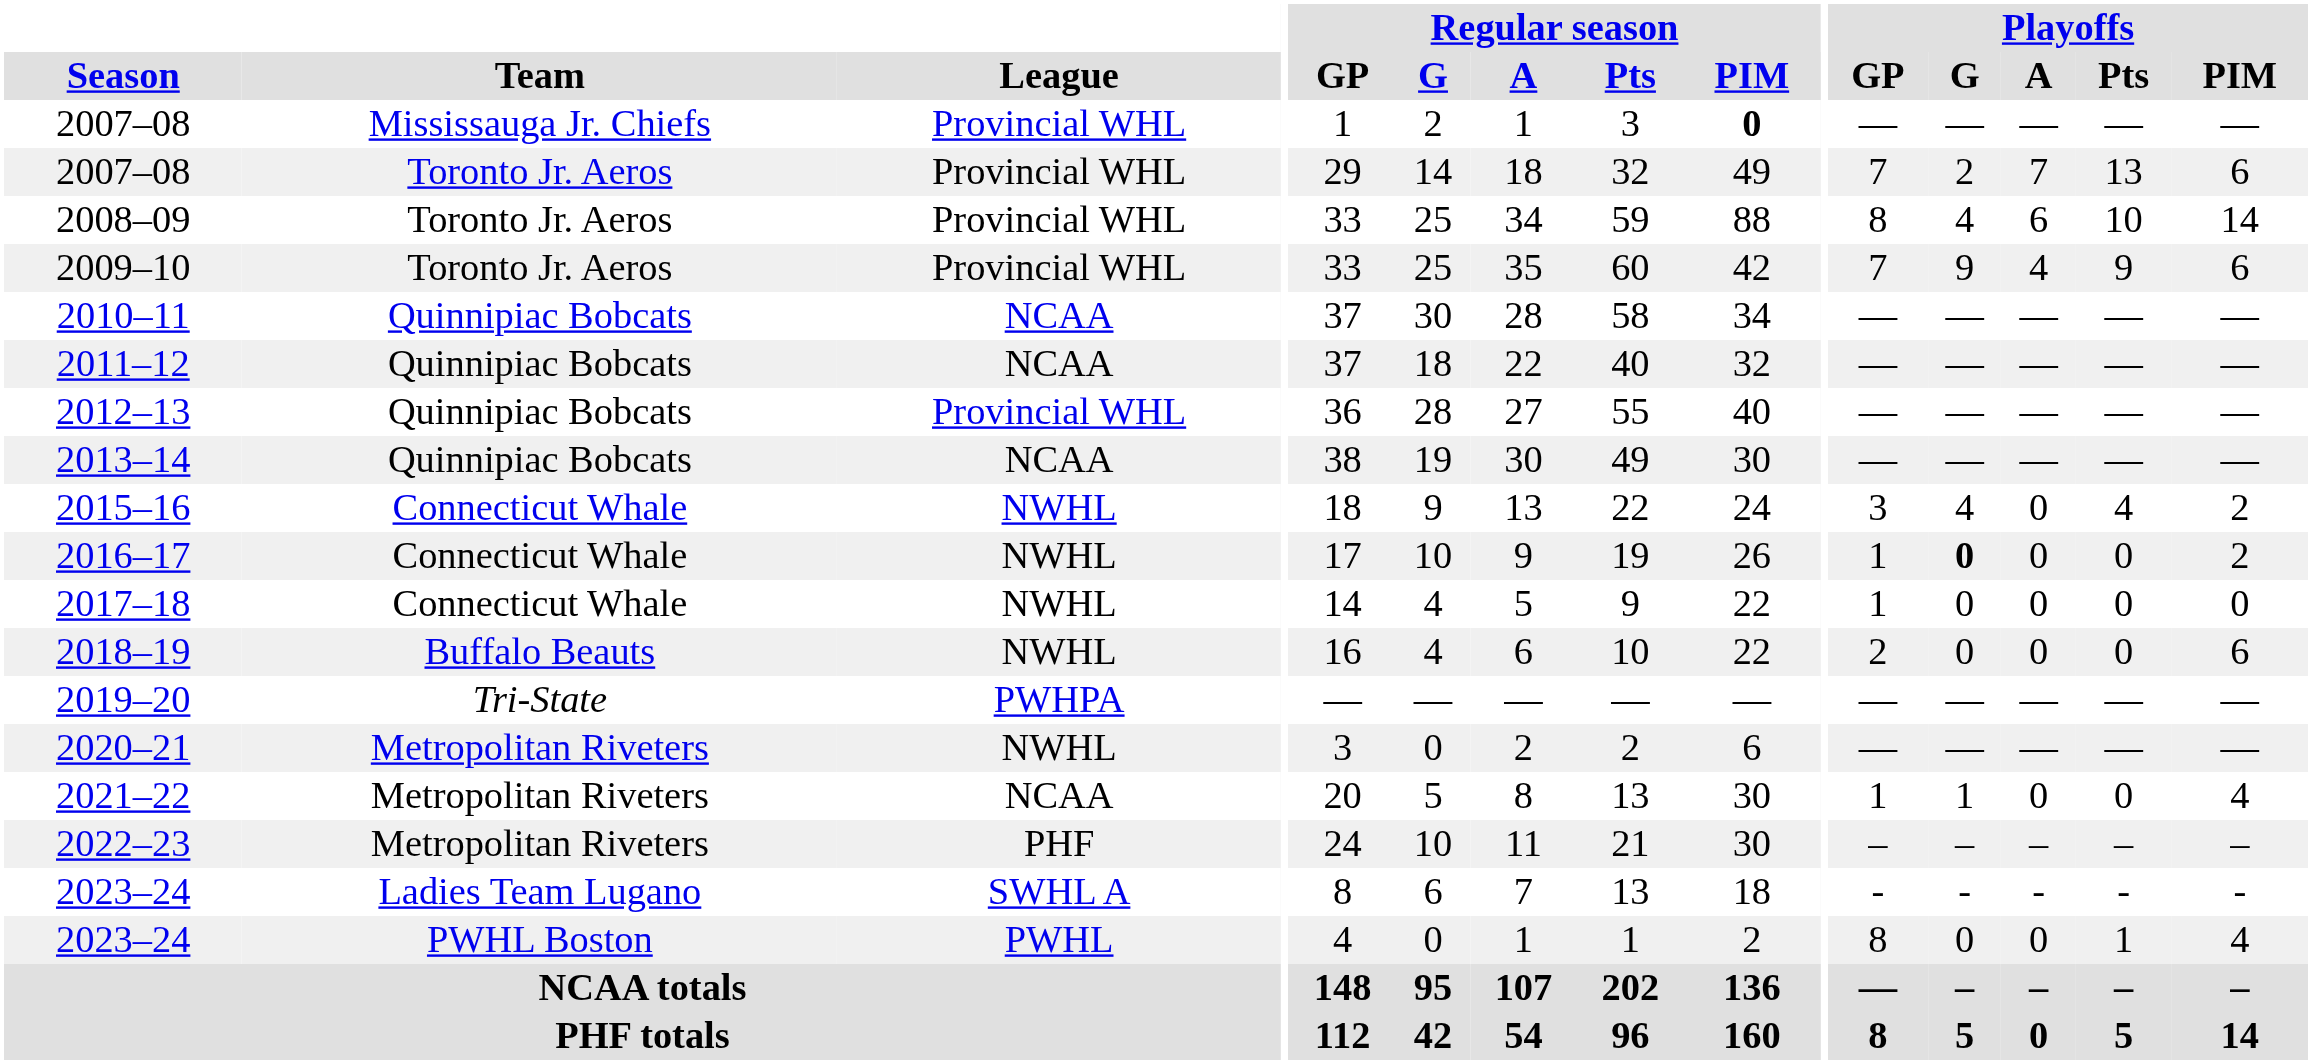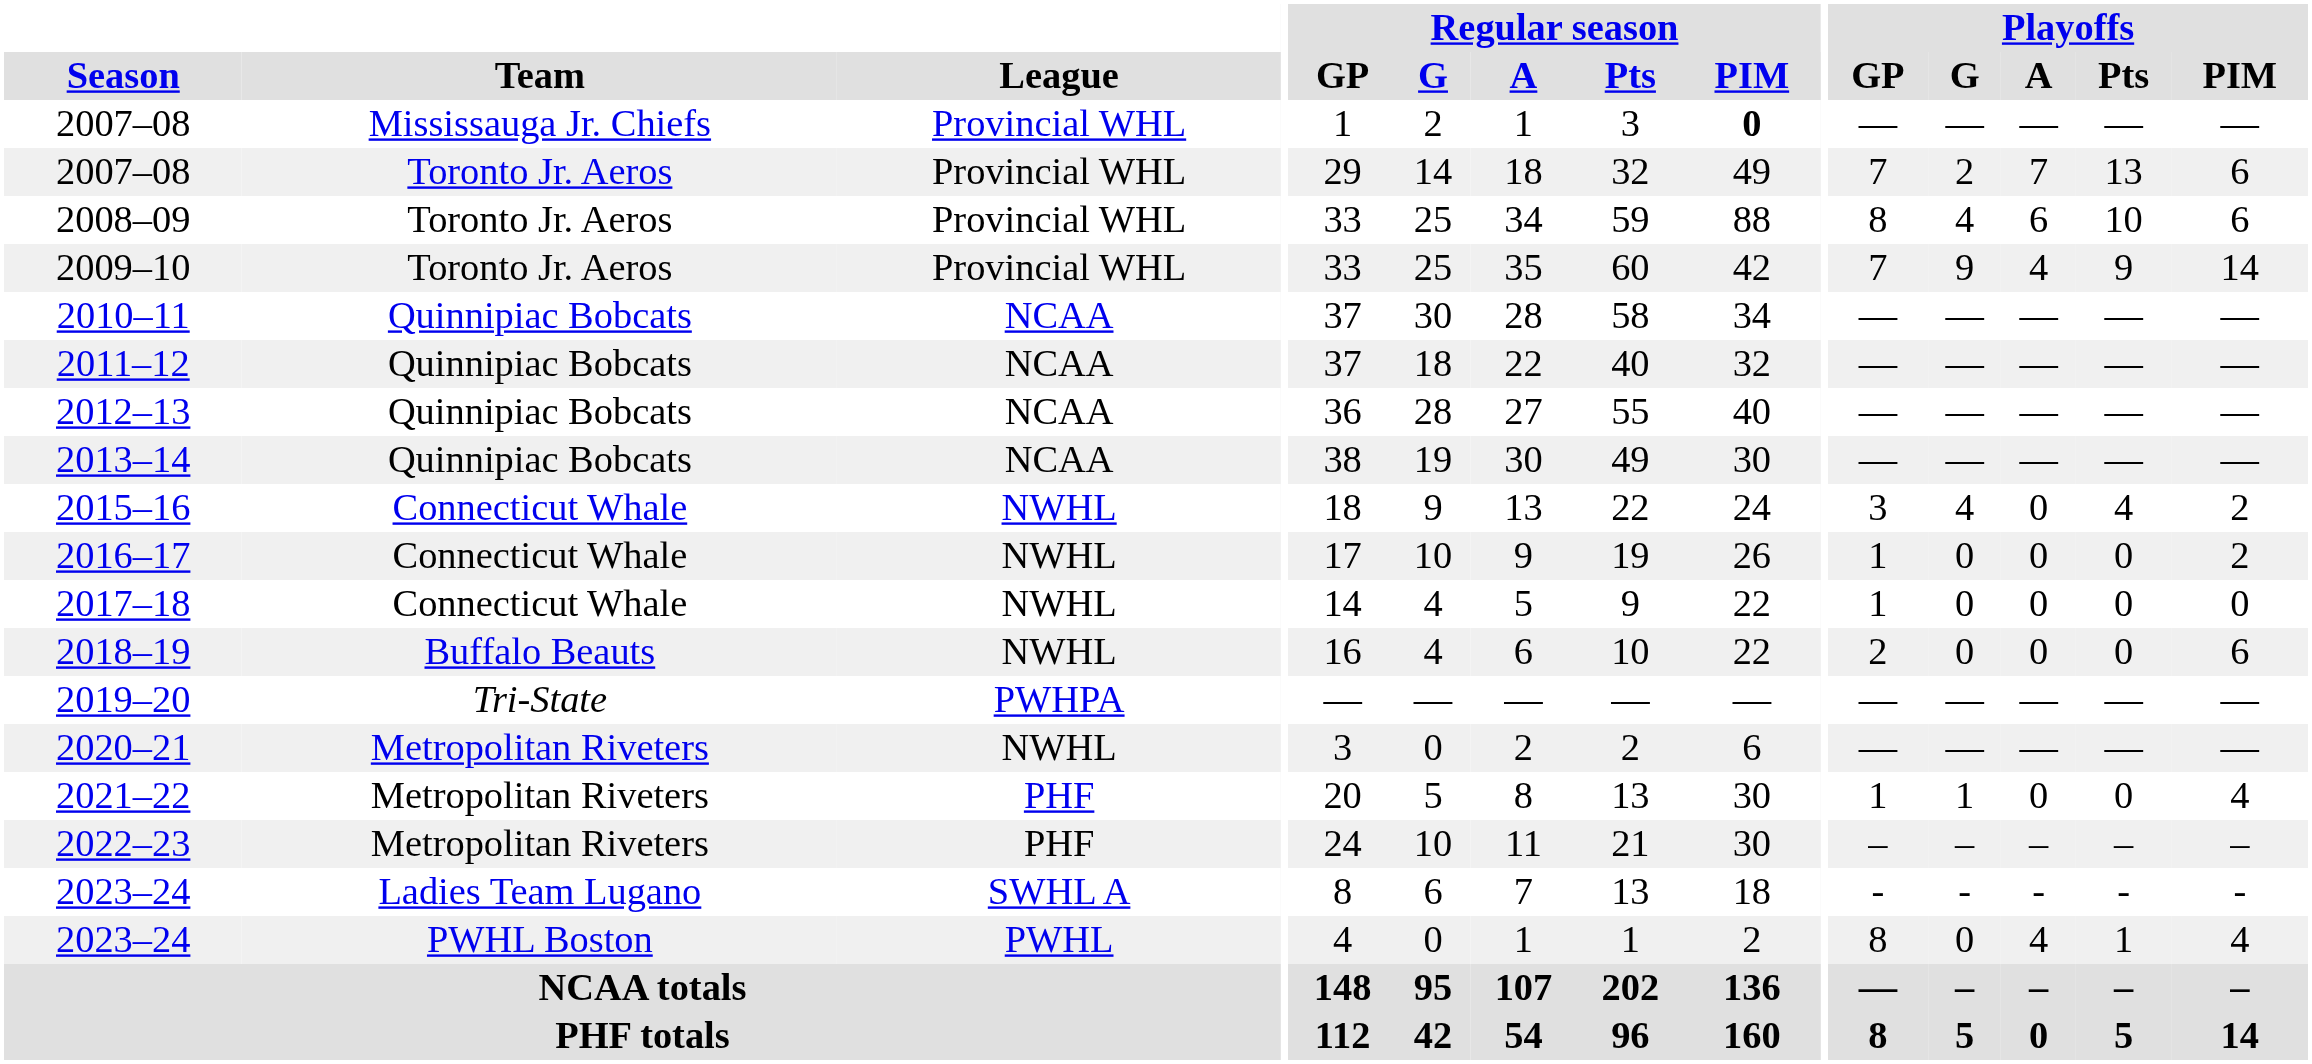(2240, 219) 14 -> (2240, 219) 6
(2240, 267) 6 -> (2240, 267) 14
(1059, 411) Provincial WHL -> (1059, 411) NCAA
(1965, 555) bold -> (1965, 555) normal
(1059, 795) NCAA -> (1059, 795) PHF
(2039, 939) 0 -> (2039, 939) 4
